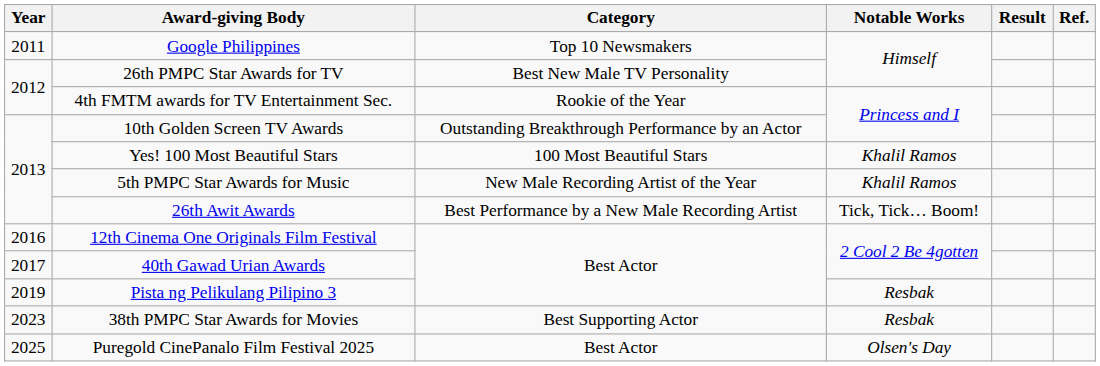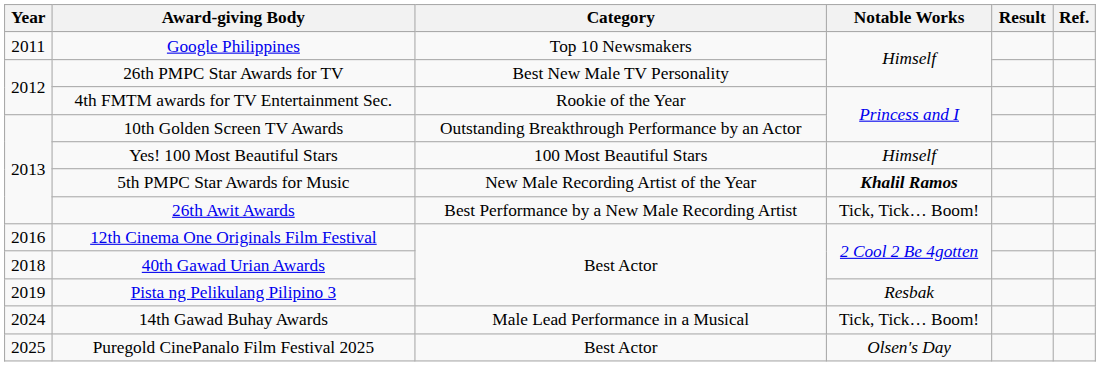(909, 155) Khalil Ramos -> (909, 155) Himself
(909, 182) normal -> (909, 182) bold
(28, 264) 2017 -> (28, 264) 2018
- row: (233, 319)
+ row: (233, 319)
